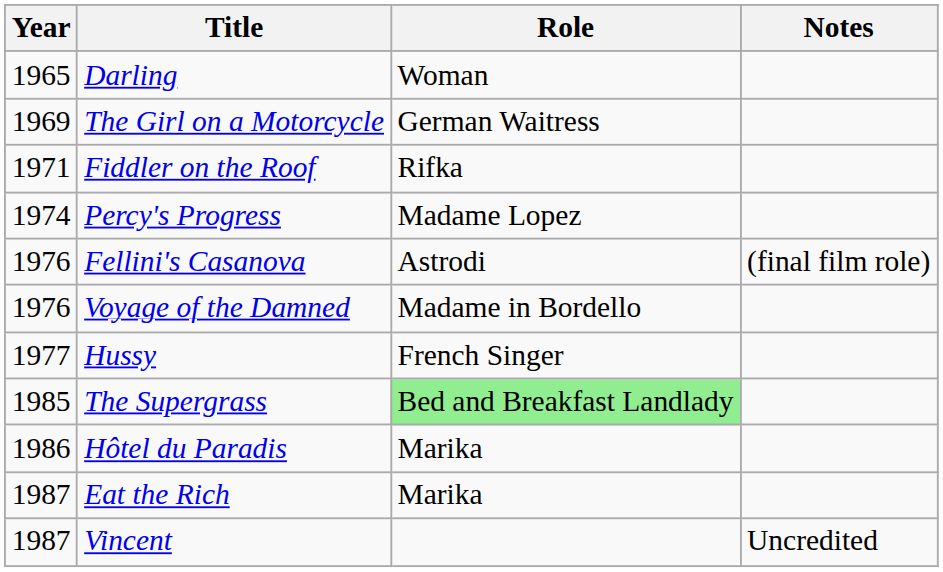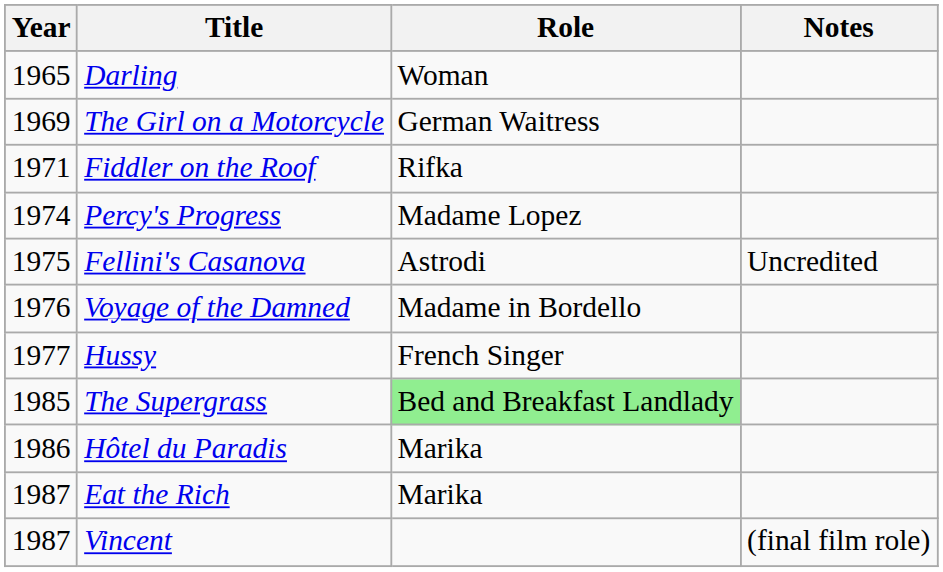(41, 261) 1976 -> (41, 261) 1975
(839, 261) (final film role) -> (812, 261) Uncredited
(812, 541) Uncredited -> (839, 541) (final film role)
